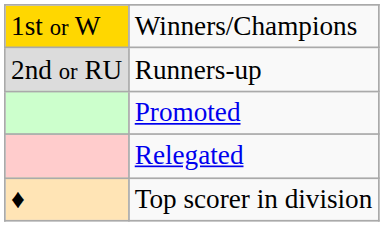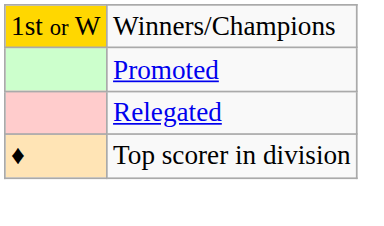- row: (198, 69)
